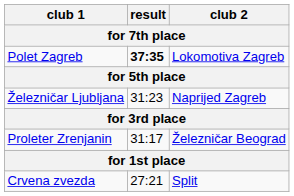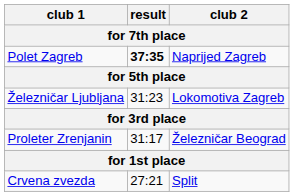(228, 56) Lokomotiva Zagreb -> (219, 56) Naprijed Zagreb
(219, 98) Naprijed Zagreb -> (228, 98) Lokomotiva Zagreb
